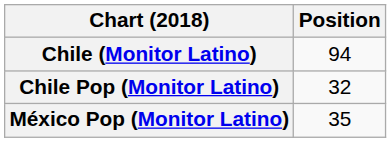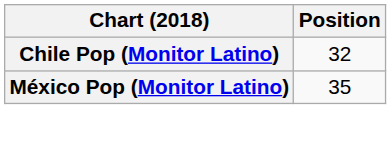- row: (149, 53)
